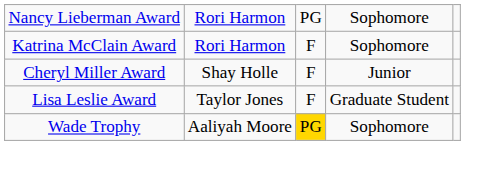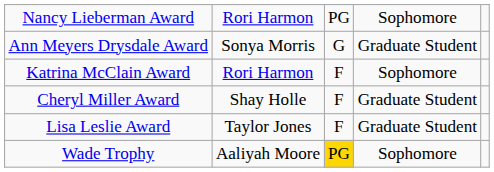+ row: (108, 45)
(389, 72) Junior -> (417, 99) Graduate Student
